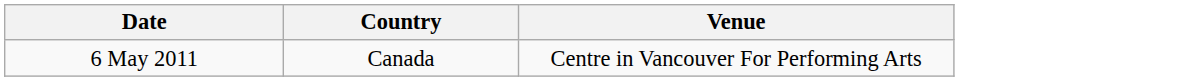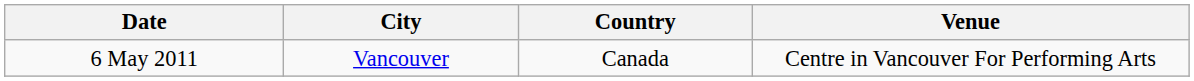+ column: (401, 22)
